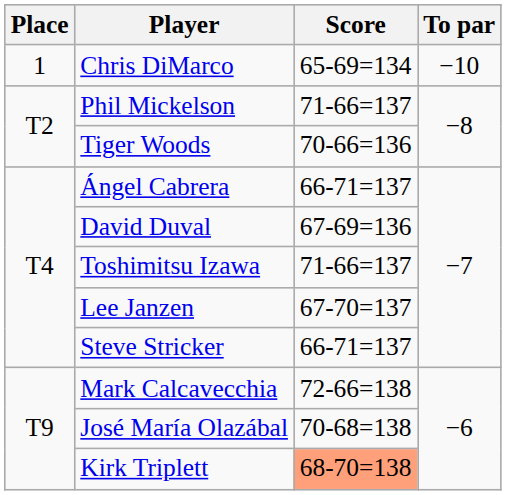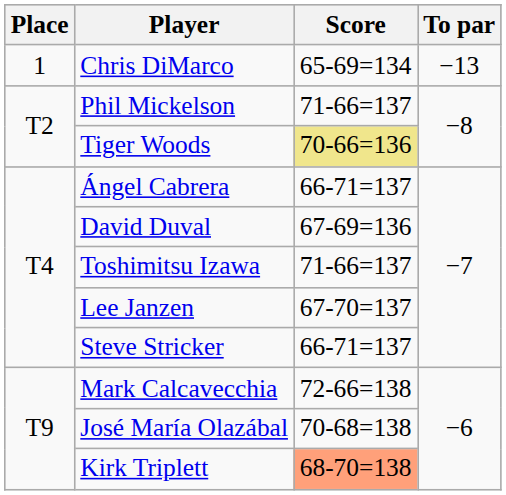(459, 65) −10 -> (459, 65) −13
(356, 145) no background -> (356, 145) khaki background
